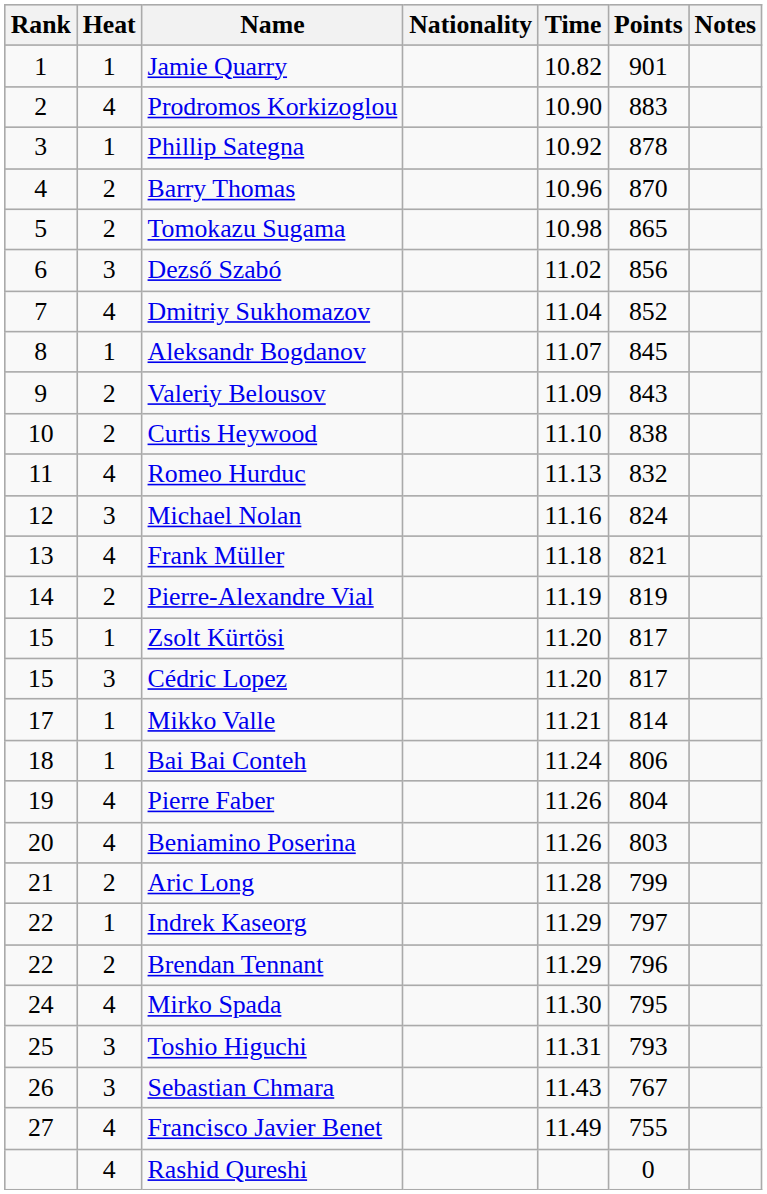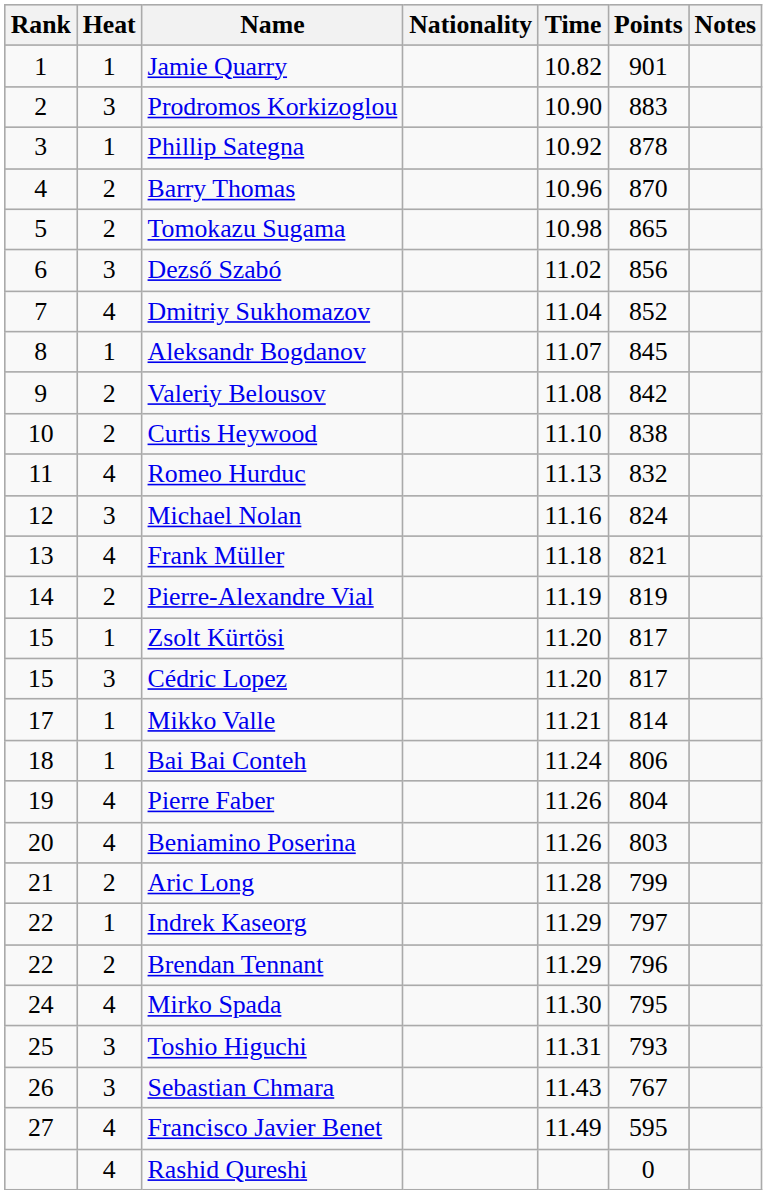(109, 106) 4 -> (109, 106) 3
(573, 392) 11.09 -> (573, 392) 11.08
(648, 392) 843 -> (648, 392) 842
(648, 1127) 755 -> (648, 1127) 595
